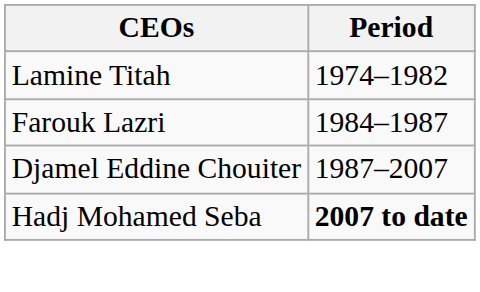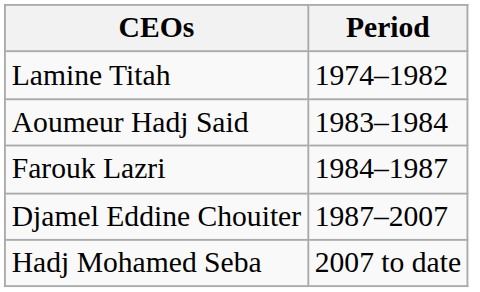+ row: (130, 121)
(391, 215) bold -> (388, 262) normal
